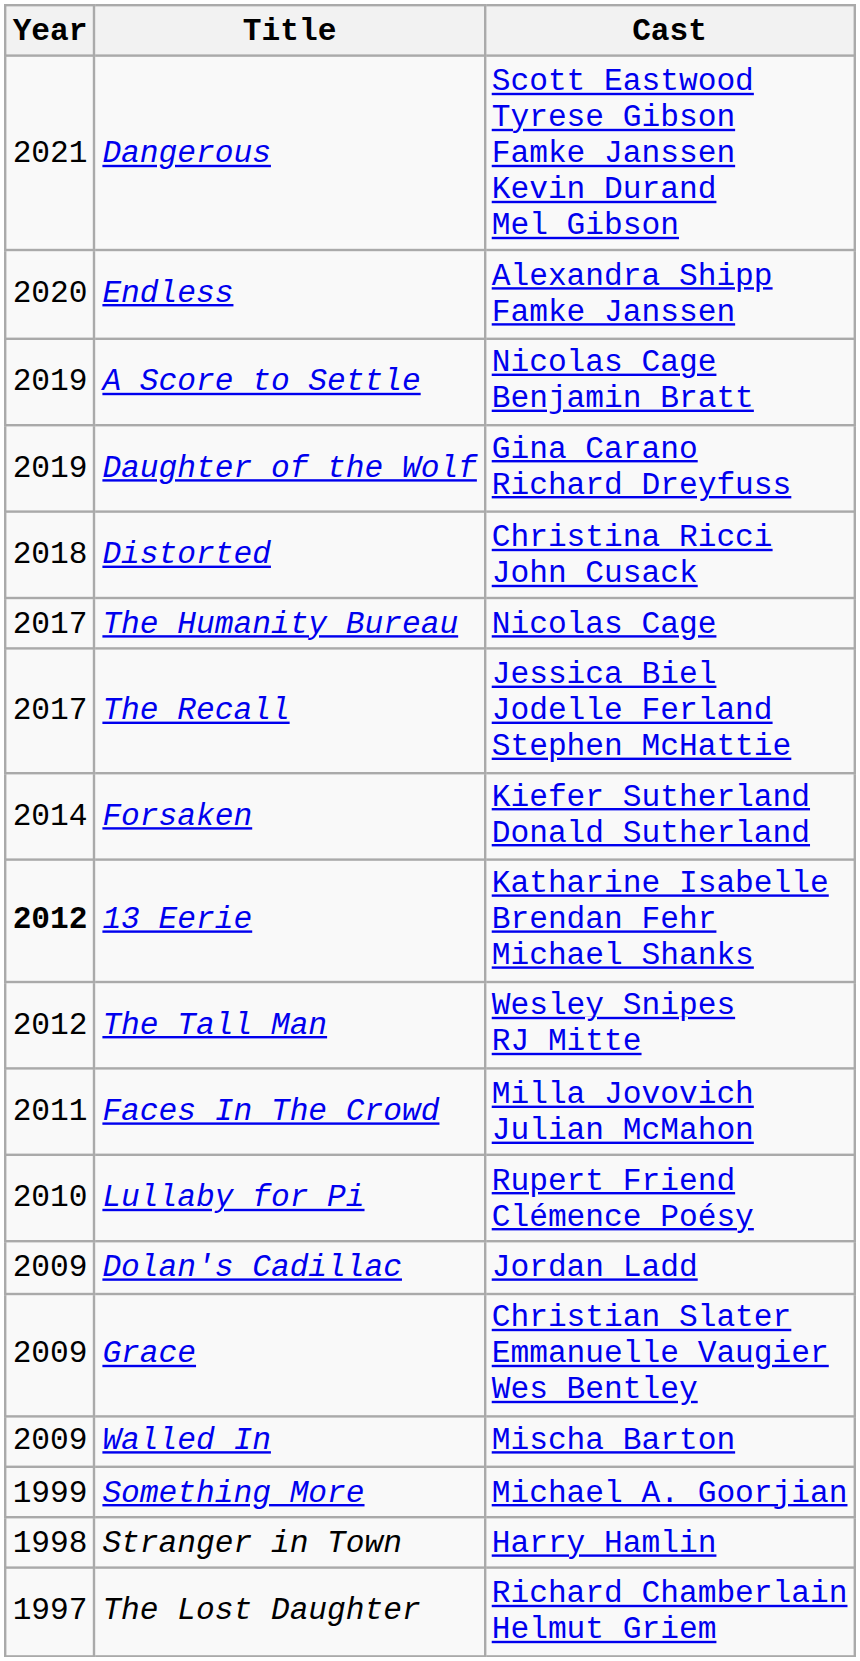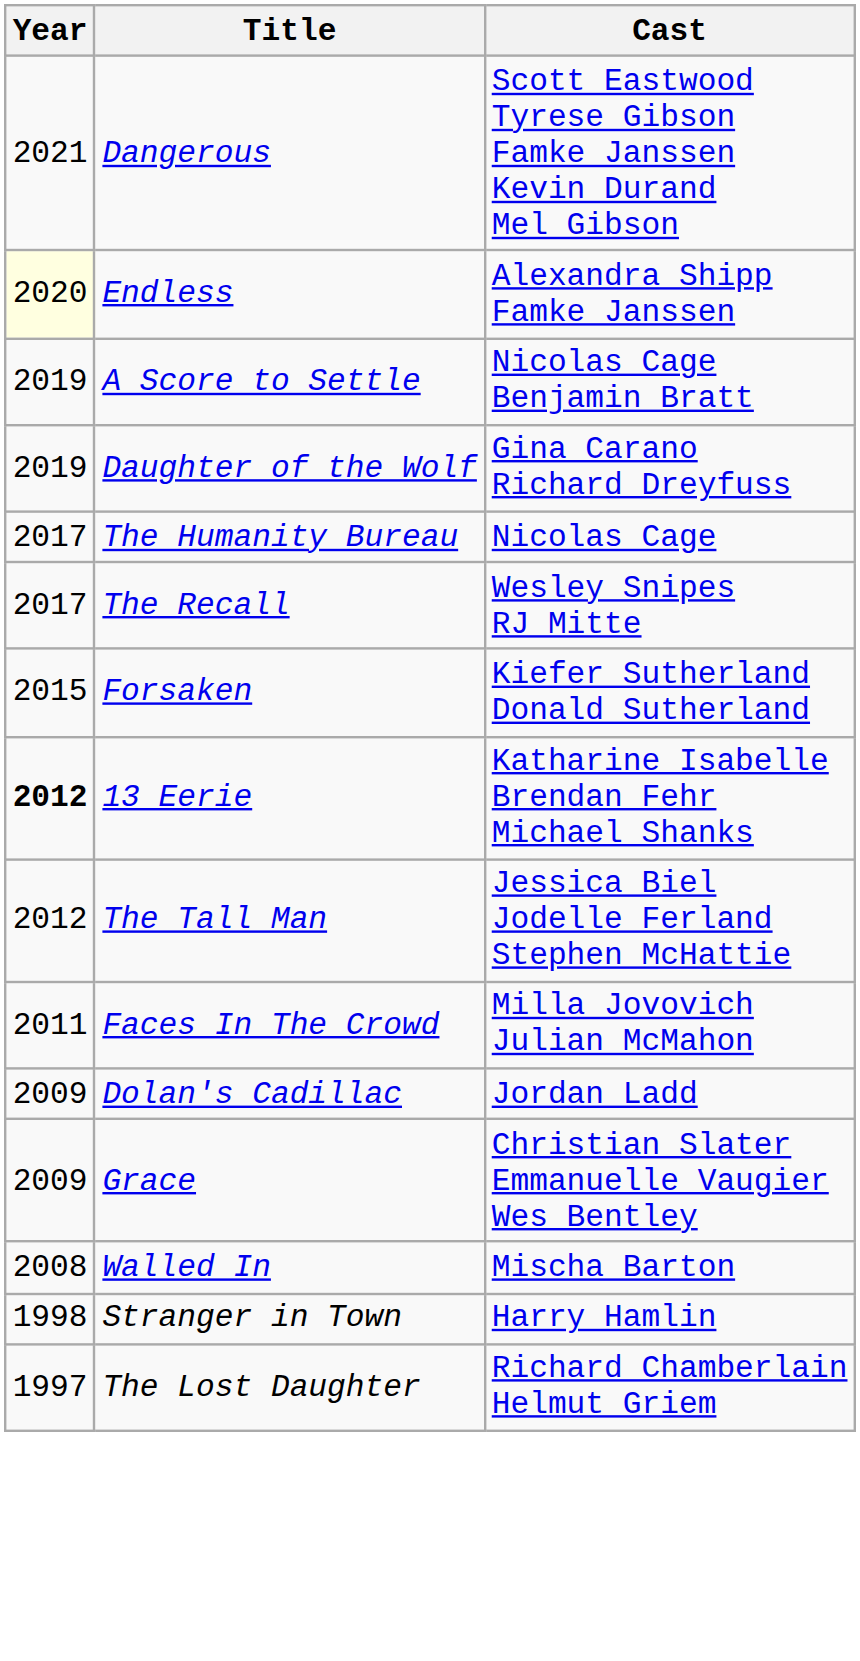(50, 294) no background -> (50, 294) lightyellow background
- row: (187, 555)
(642, 711) Jessica Biel Jodelle Ferland Stephen McHattie -> (613, 606) Wesley Snipes RJ Mitte
(50, 815) 2014 -> (50, 693) 2015
(613, 1025) Wesley Snipes RJ Mitte -> (642, 920) Jessica Biel Jodelle Ferland Stephen McHattie
- row: (233, 1199)
(50, 1441) 2009 -> (50, 1268) 2008
- row: (233, 1492)
